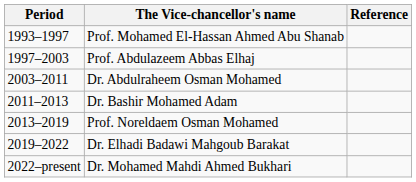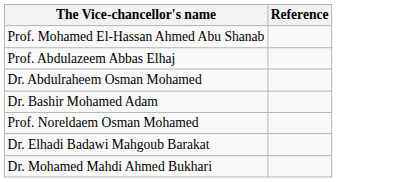- column: (44, 15)
